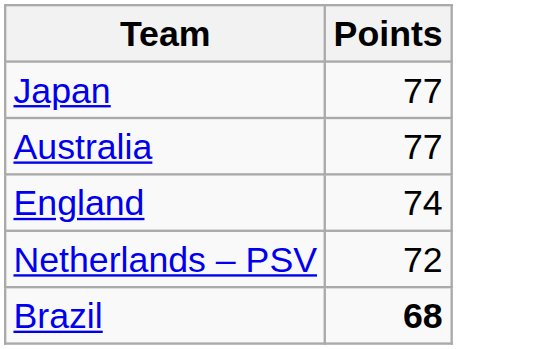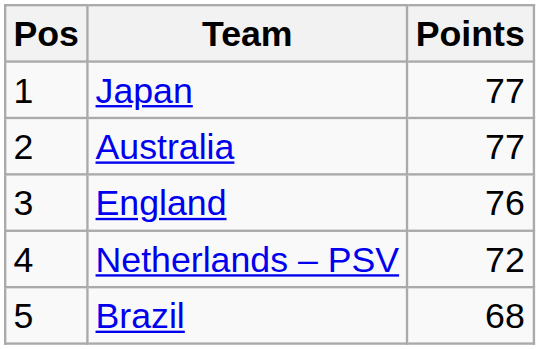+ column: (46, 34)
(423, 203) 74 -> (505, 203) 76
(423, 316) bold -> (505, 316) normal
